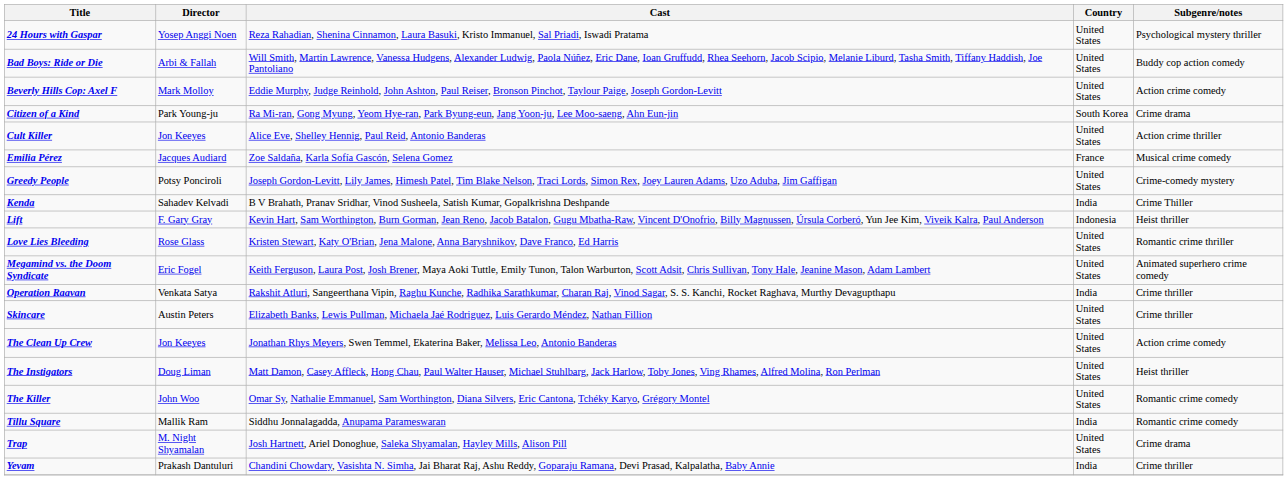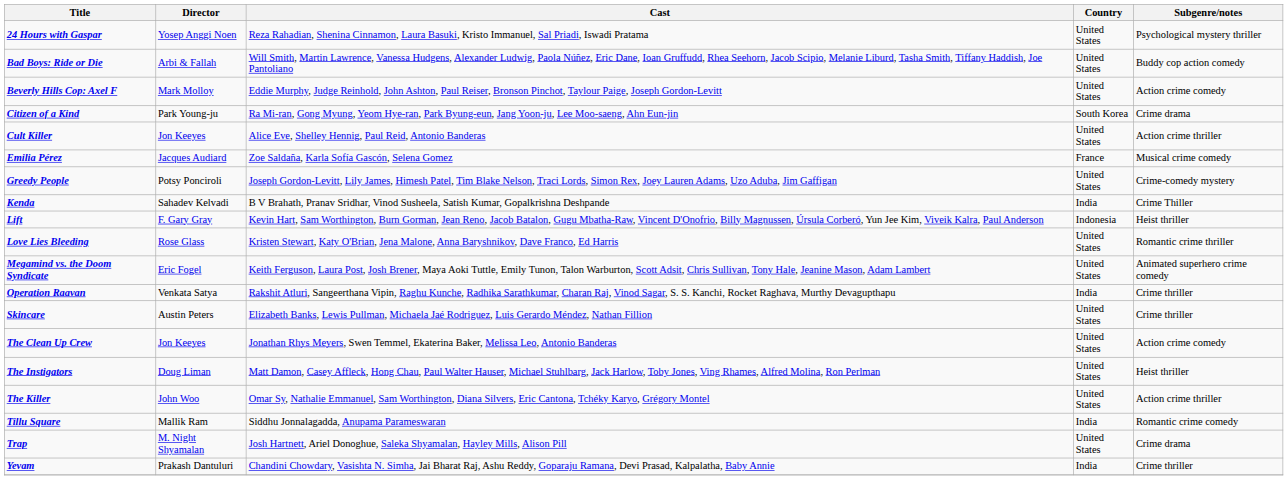(1187, 399) Romantic crime comedy -> (1179, 399) Action crime thriller
